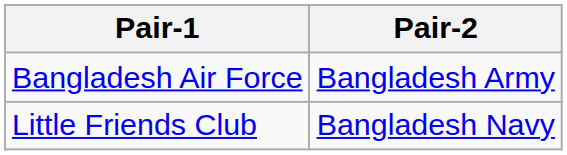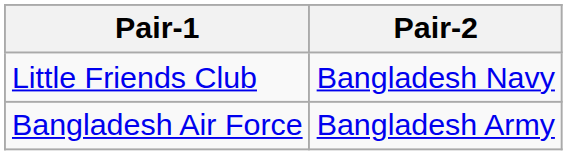rows swapped: (134, 125) <-> (157, 76)
